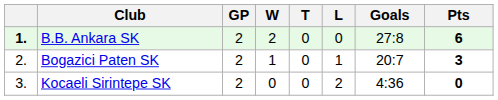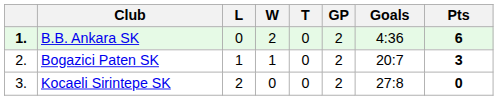columns swapped: (239, 15) <-> (339, 15)
(390, 38) 27:8 -> (390, 38) 4:36
(390, 83) 4:36 -> (390, 83) 27:8
